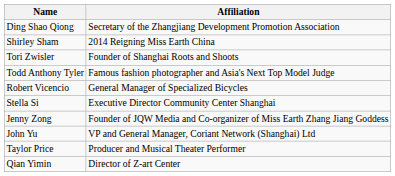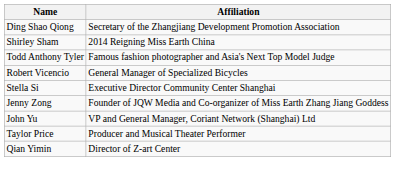- row: (30, 57)
